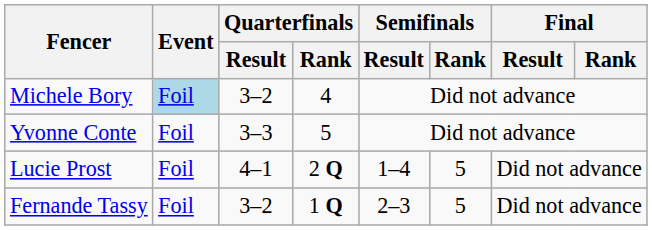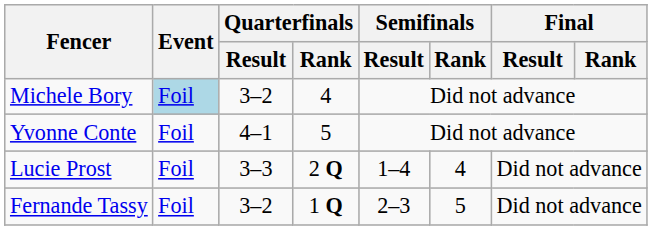(256, 132) 3–3 -> (256, 132) 4–1
(256, 169) 4–1 -> (256, 169) 3–3
(460, 169) 5 -> (460, 169) 4
